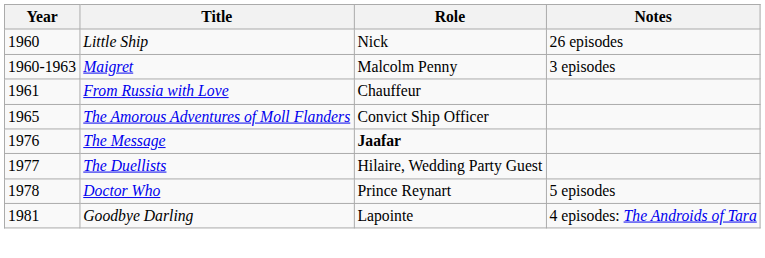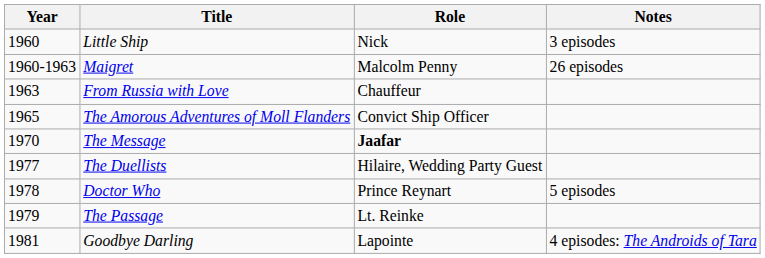(586, 41) 26 episodes -> (582, 41) 3 episodes
(582, 66) 3 episodes -> (586, 66) 26 episodes
(24, 91) 1961 -> (24, 91) 1963
(24, 141) 1976 -> (24, 141) 1970
+ row: (123, 215)
